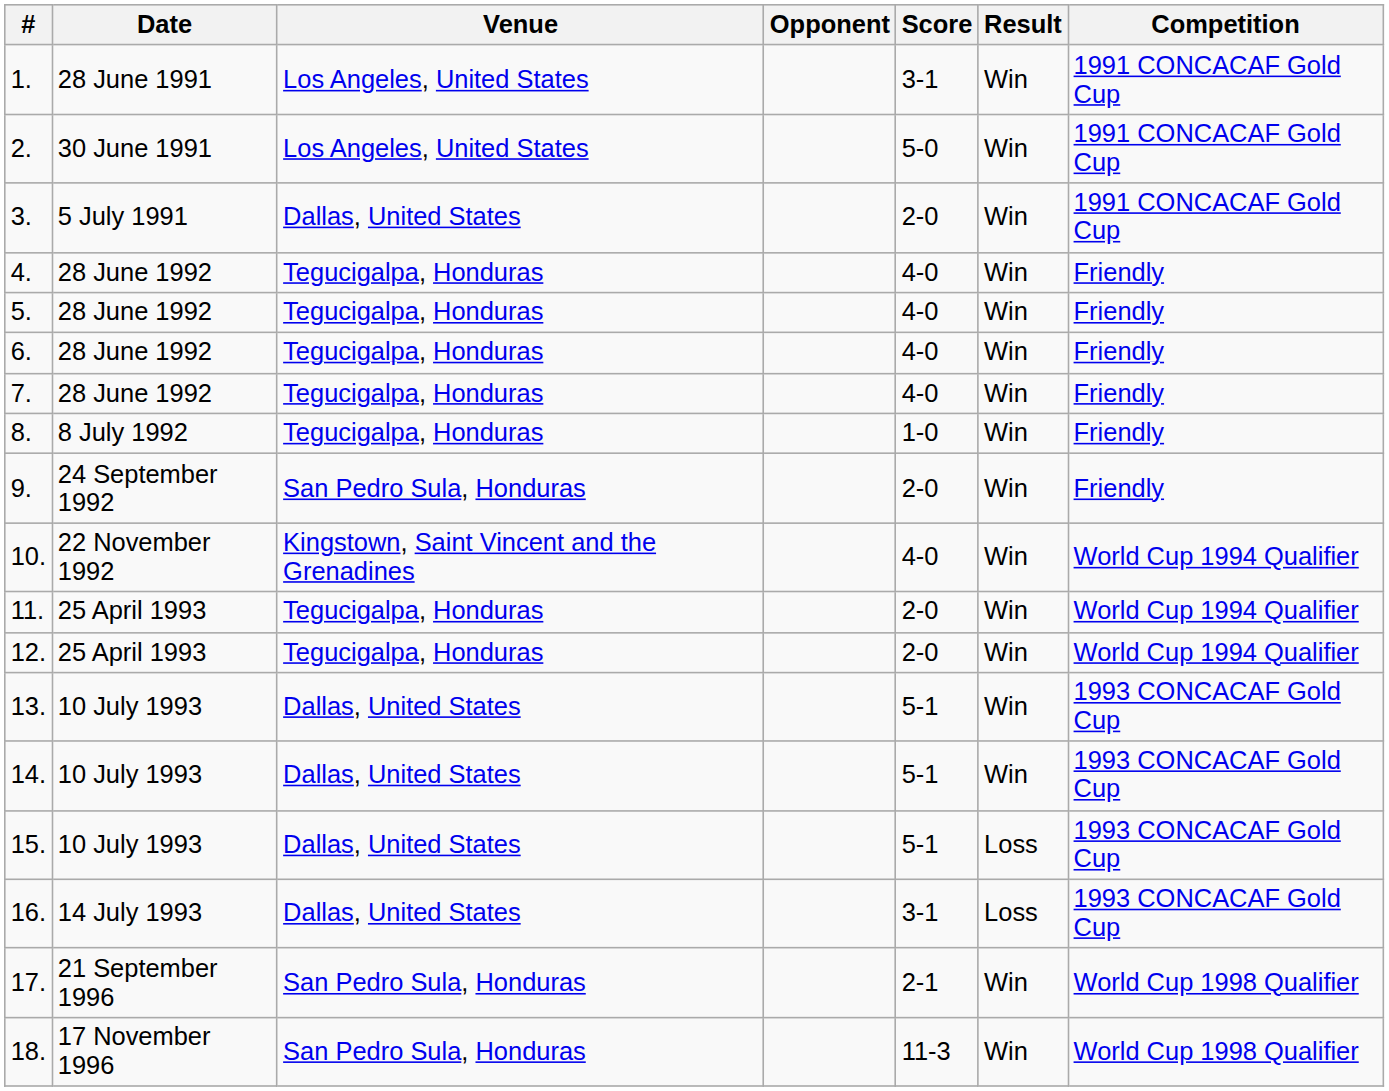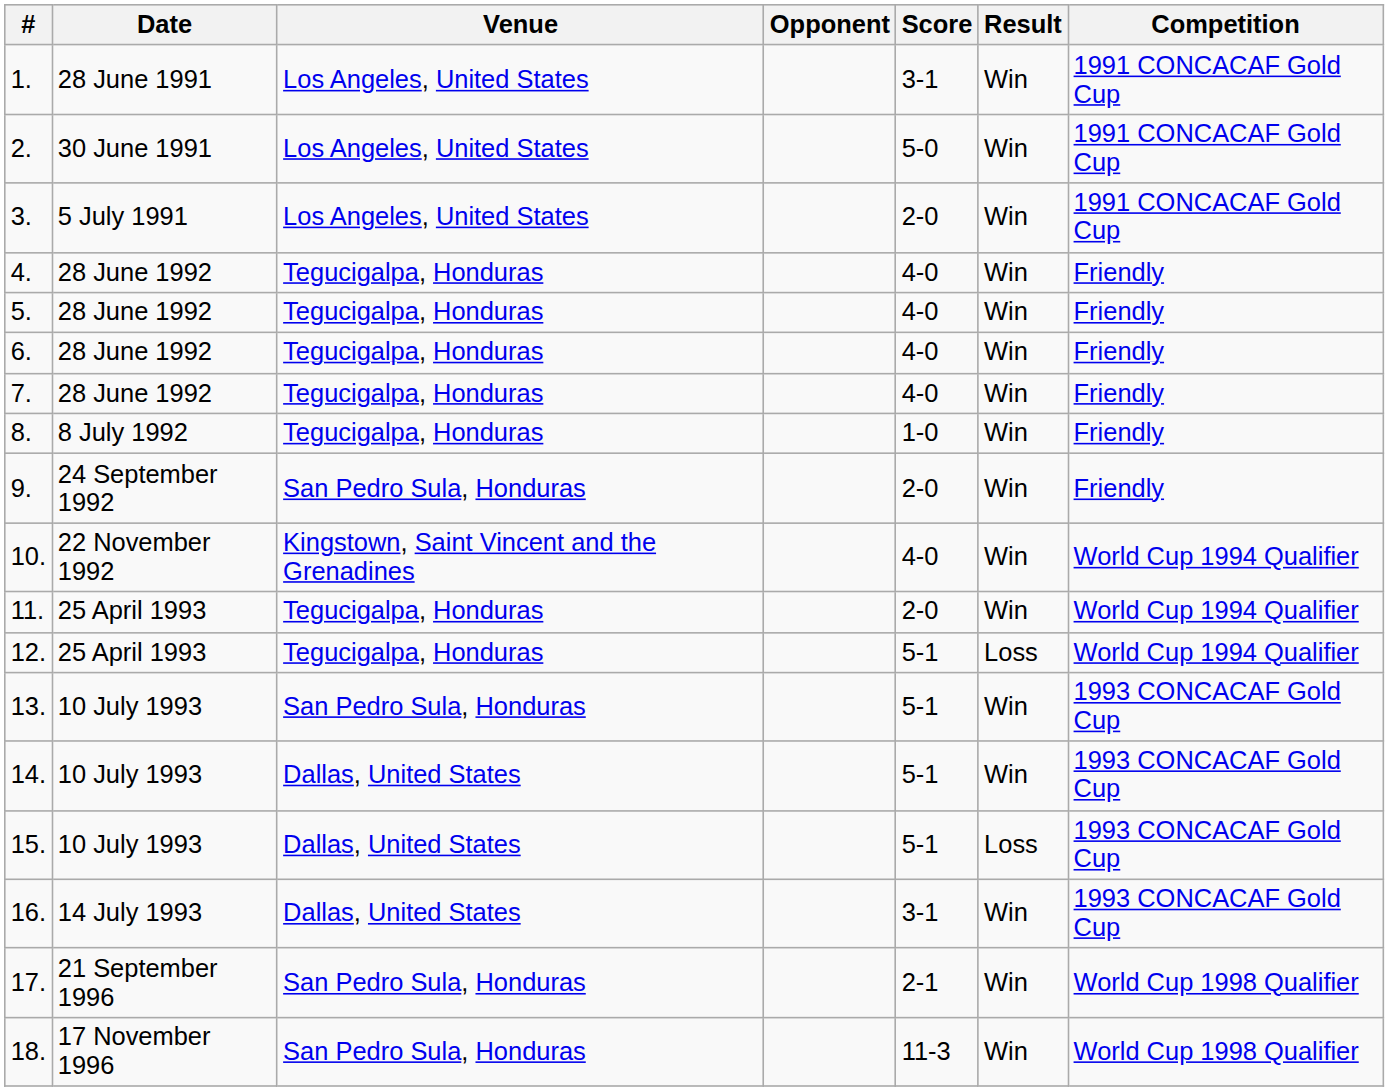(402, 217) Dallas, United States -> (436, 217) Los Angeles, United States
(920, 651) 2-0 -> (920, 651) 5-1
(1006, 651) Win -> (1011, 651) Loss
(402, 706) Dallas, United States -> (434, 706) San Pedro Sula, Honduras
(1011, 913) Loss -> (1006, 913) Win
